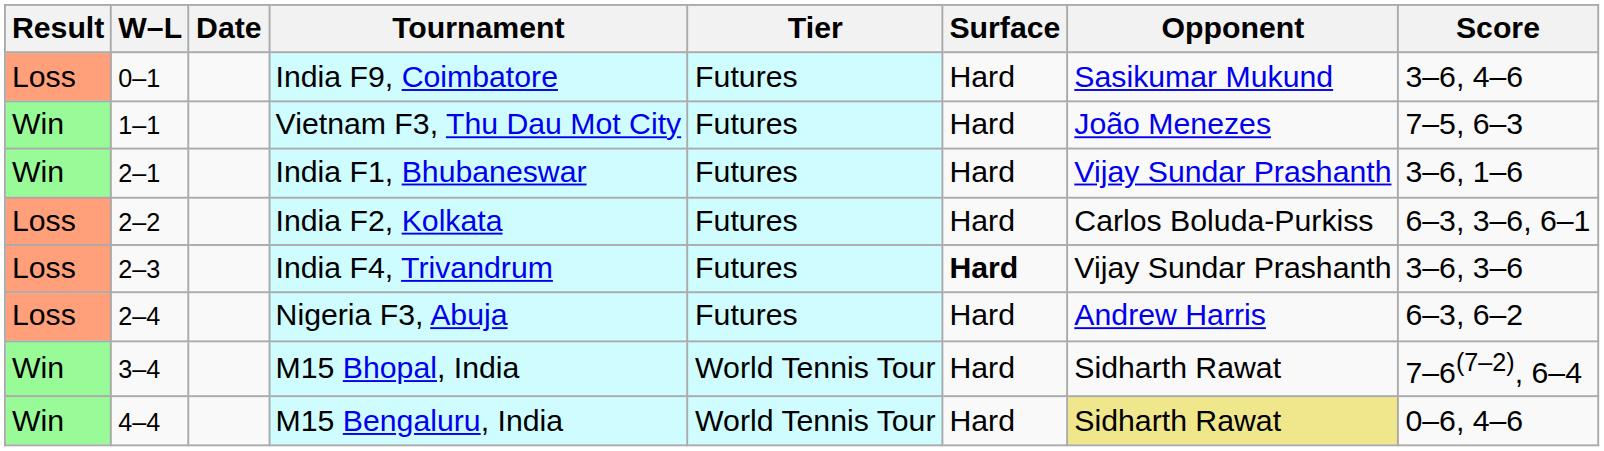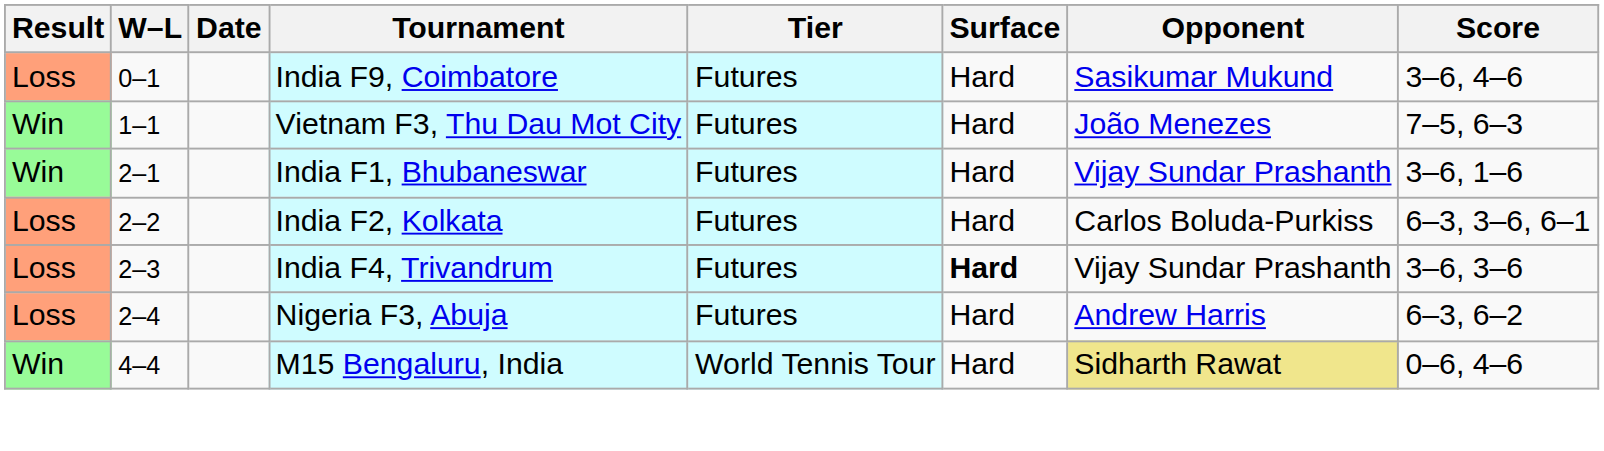- row: (397, 368)
